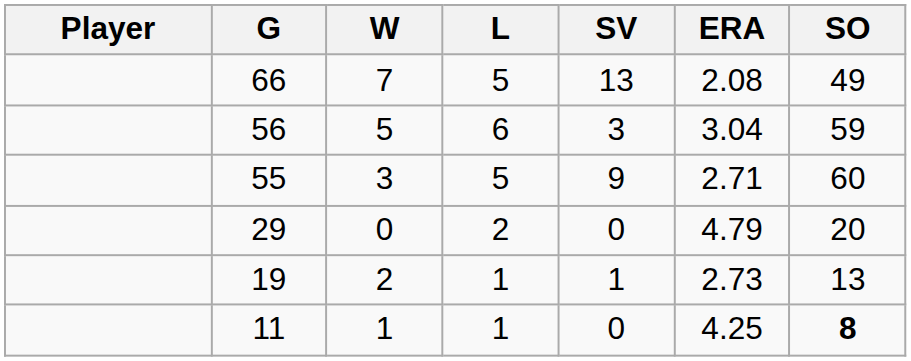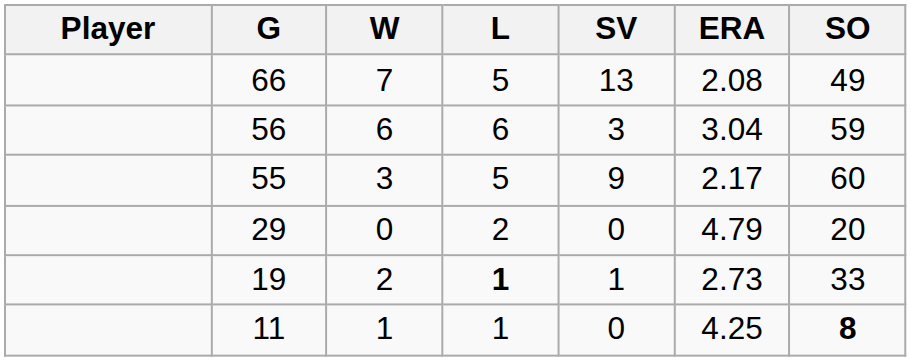(385, 129) 5 -> (385, 129) 6
(732, 179) 2.71 -> (732, 179) 2.17
(500, 279) normal -> (500, 279) bold
(848, 279) 13 -> (848, 279) 33
